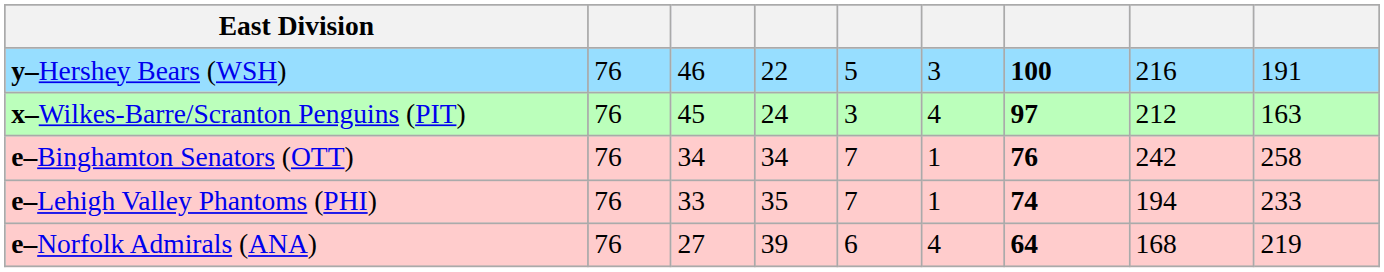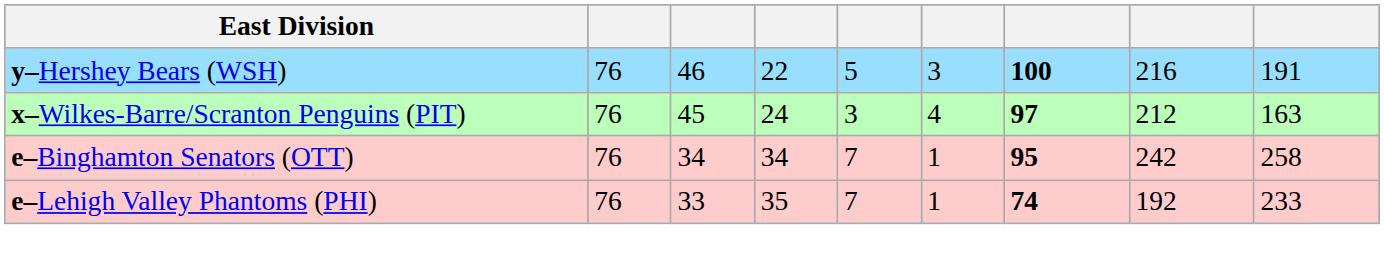(1024, 157) 76 -> (1024, 157) 95
(1156, 200) 194 -> (1156, 200) 192
- row: (164, 244)
